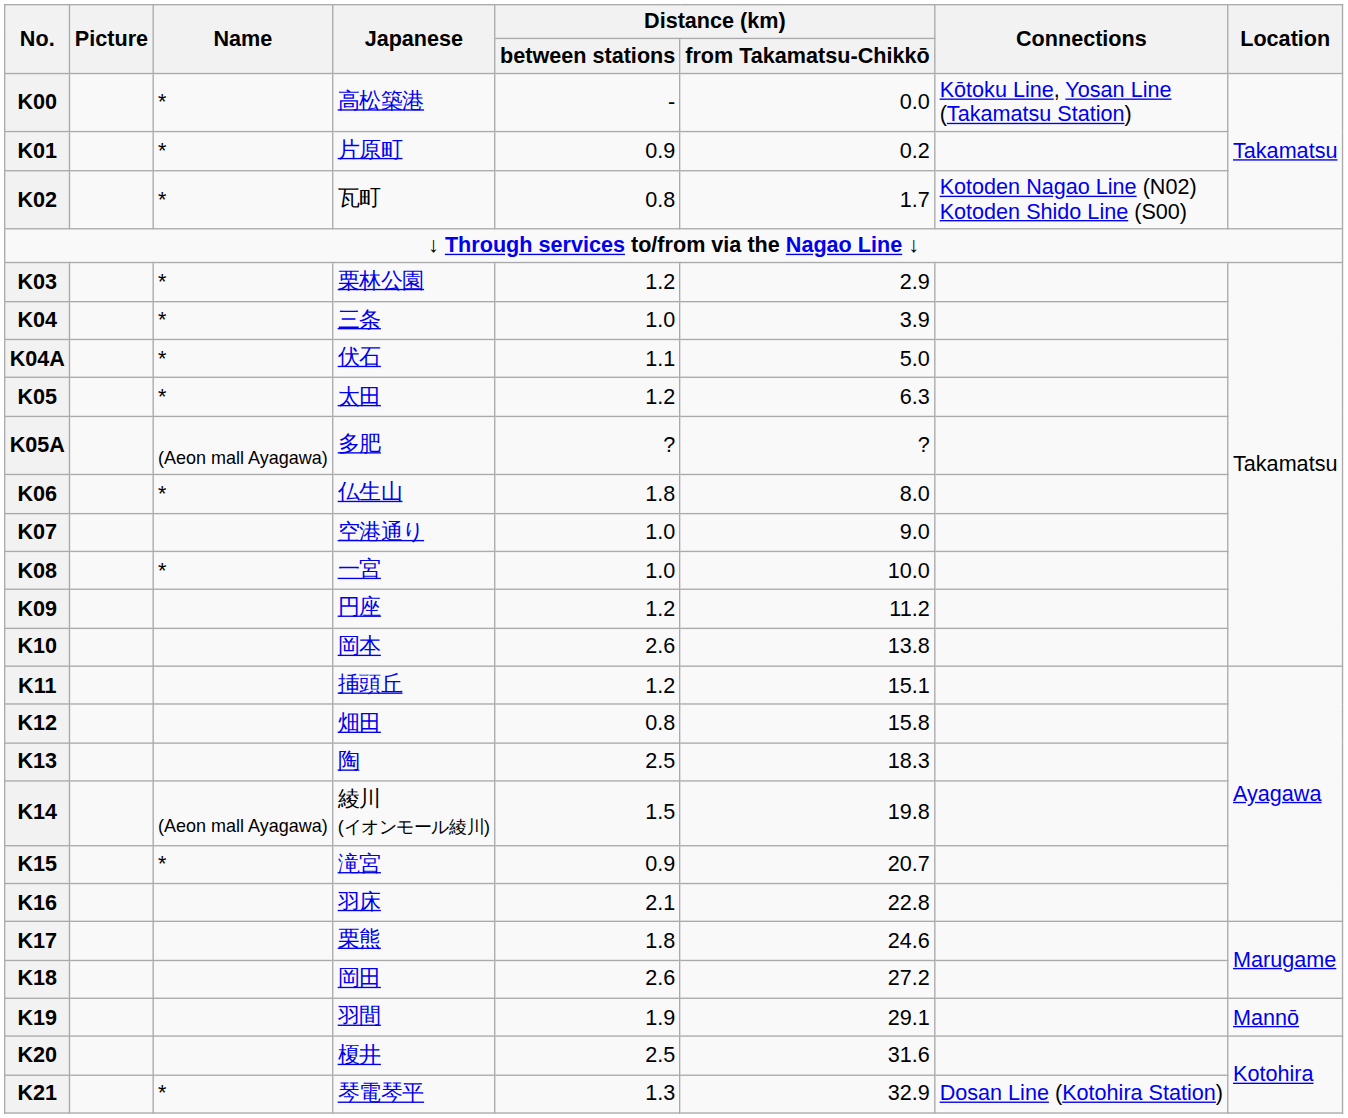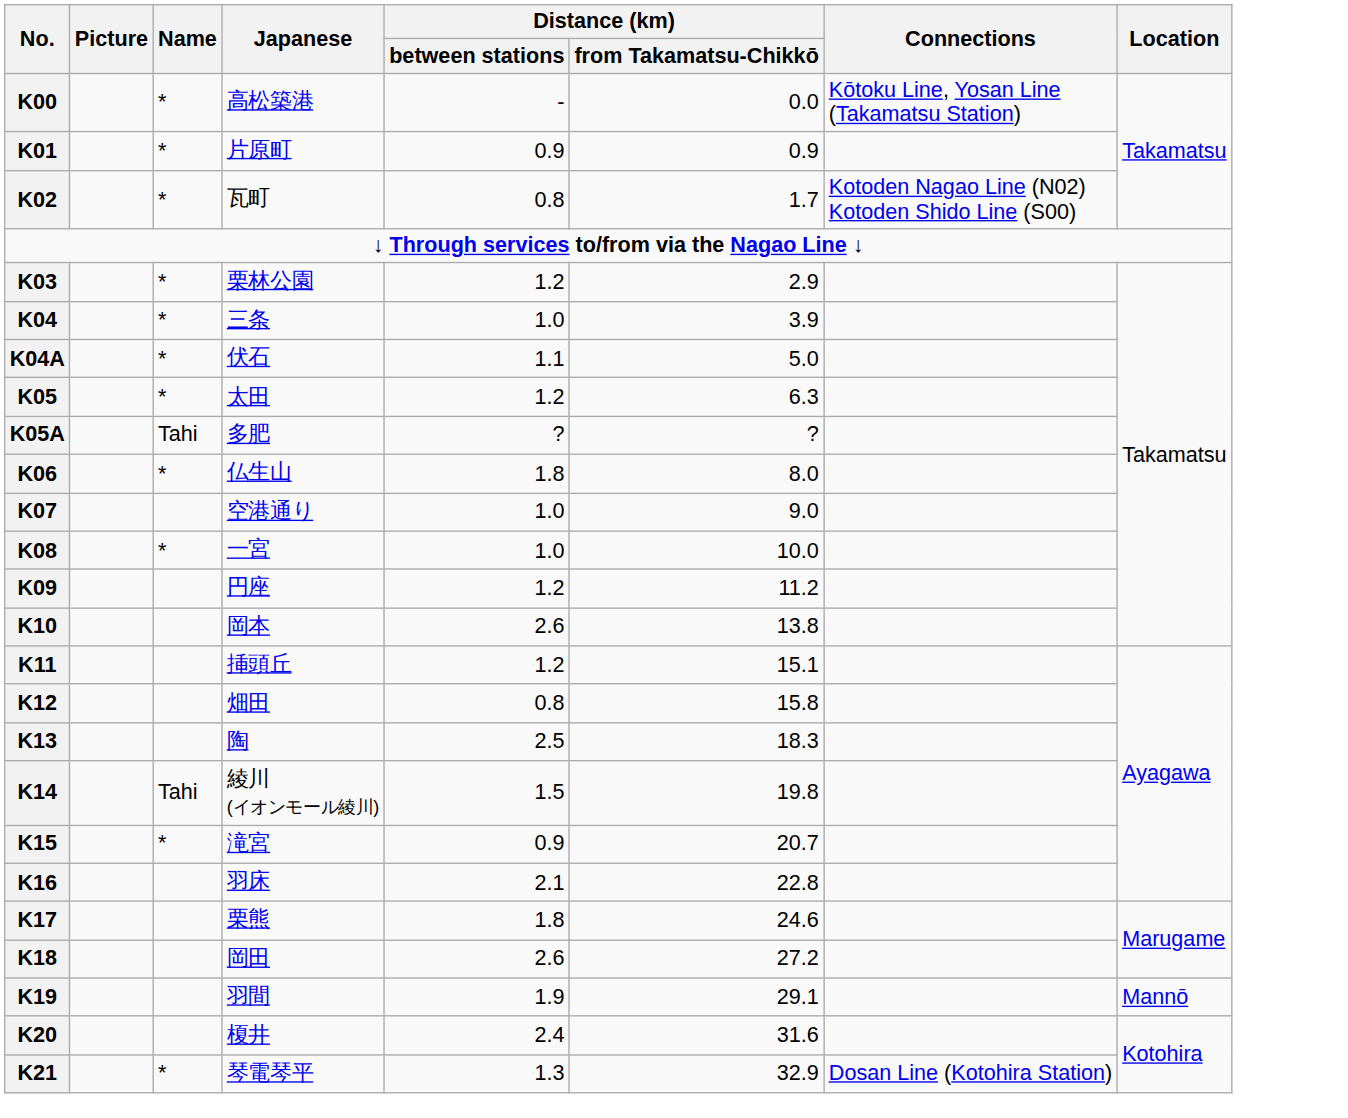(915, 150) 0.2 -> (804, 150) 0.9
(243, 458) (Aeon mall Ayagawa) -> (178, 435) Tahi
(243, 826) (Aeon mall Ayagawa) -> (178, 792) Tahi
(660, 1055) 2.5 -> (549, 1035) 2.4
